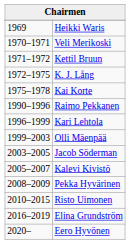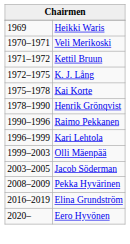+ row: (88, 106)
- row: (82, 169)
- row: (83, 200)
